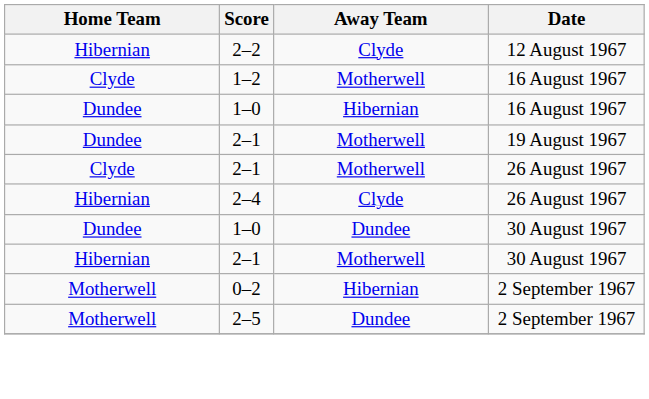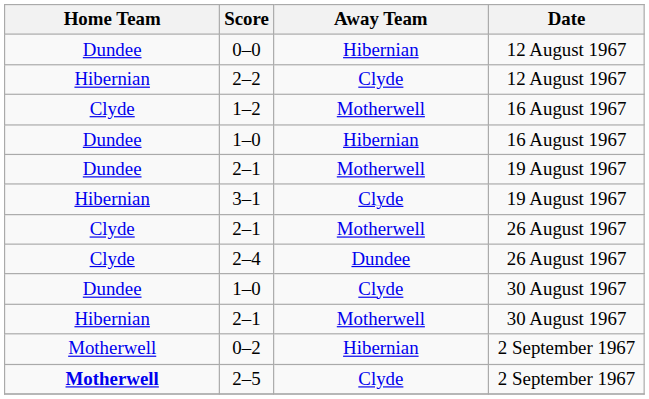+ row: (247, 49)
+ row: (247, 199)
(112, 199) Hibernian -> (112, 259) Clyde
(381, 199) Clyde -> (381, 259) Dundee
(381, 229) Dundee -> (381, 288) Clyde
(112, 318) normal -> (112, 378) bold
(381, 318) Dundee -> (381, 378) Clyde
